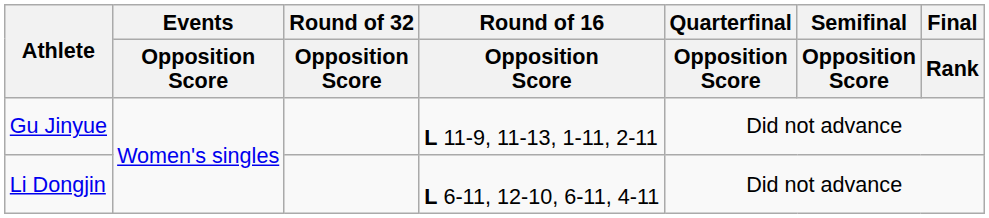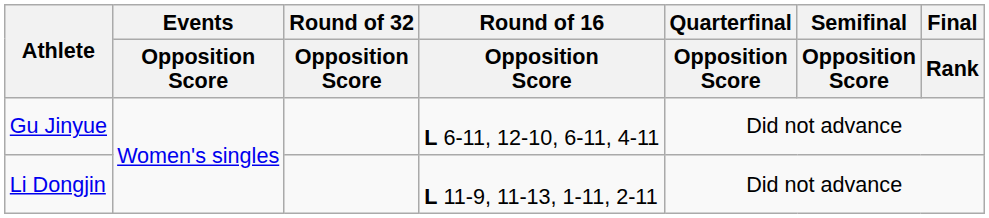(541, 138) L 11-9, 11-13, 1-11, 2-11 -> (542, 138) L 6-11, 12-10, 6-11, 4-11
(542, 197) L 6-11, 12-10, 6-11, 4-11 -> (541, 197) L 11-9, 11-13, 1-11, 2-11
